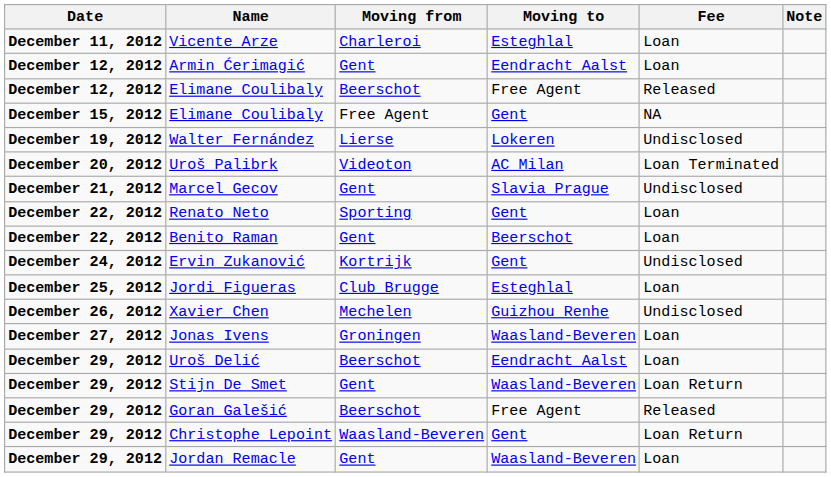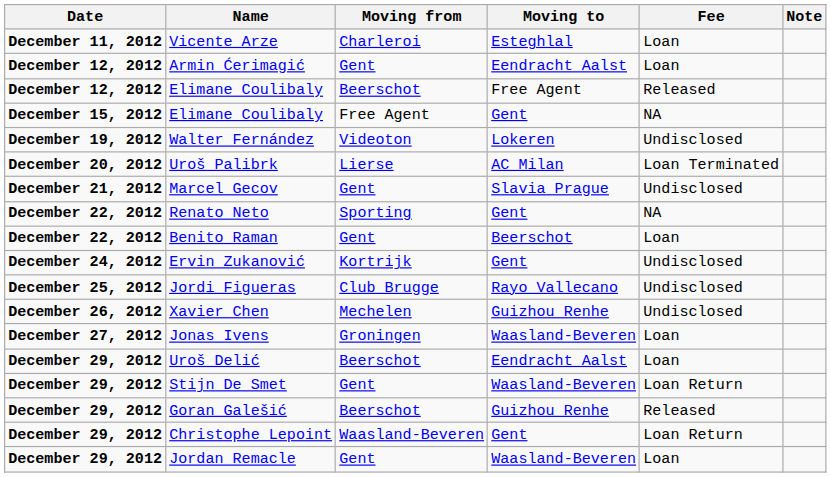(366, 140) Lierse -> (375, 140) Videoton
(375, 164) Videoton -> (366, 164) Lierse
(661, 213) Loan -> (652, 213) NA
(532, 287) Esteghlal -> (555, 287) Rayo Vallecano
(661, 287) Loan -> (693, 287) Undisclosed
(537, 410) Free Agent -> (550, 410) Guizhou Renhe
